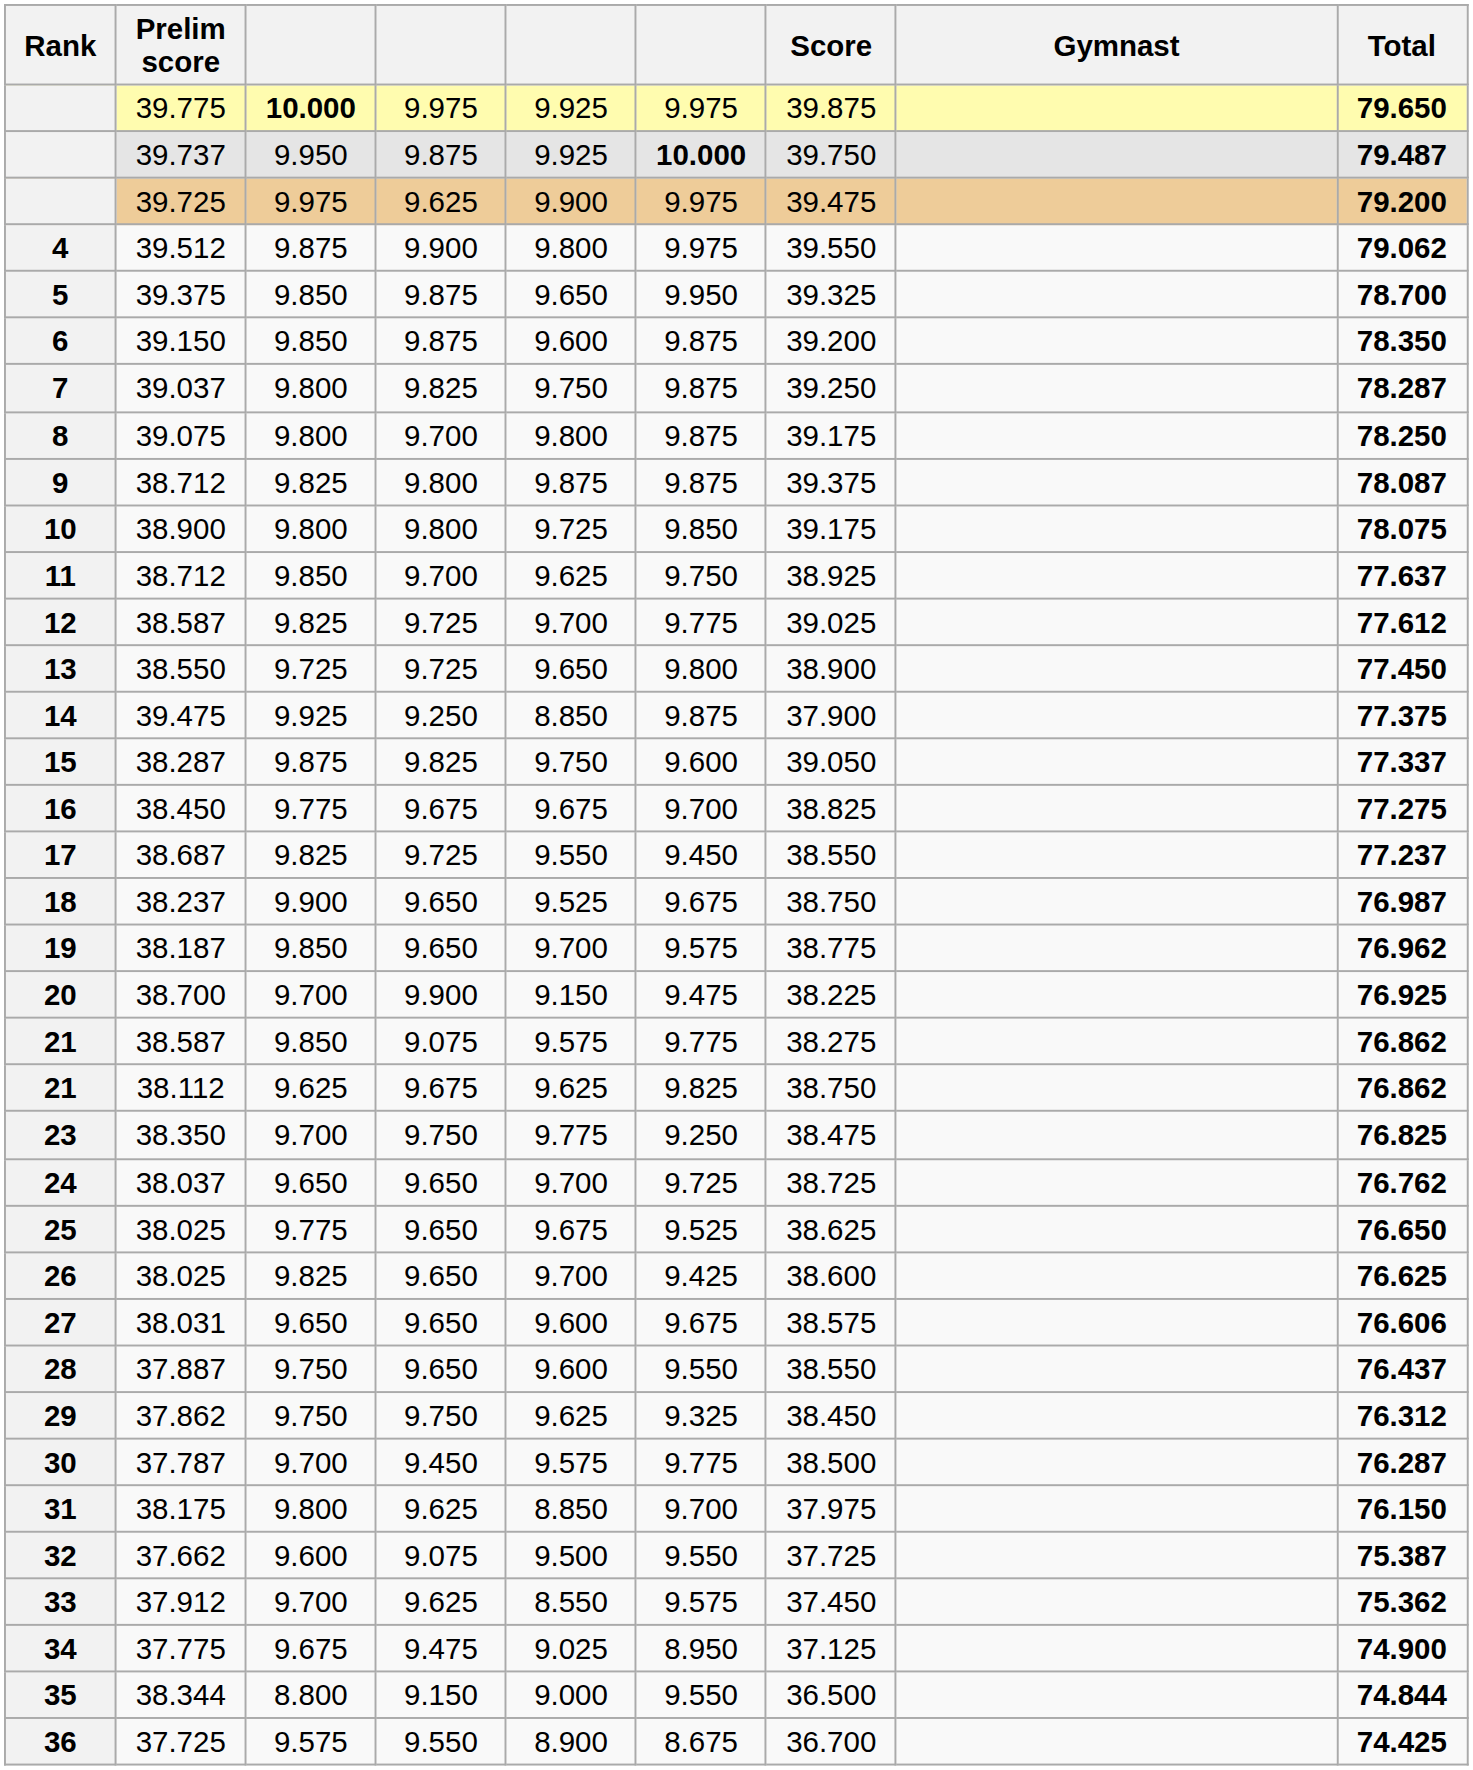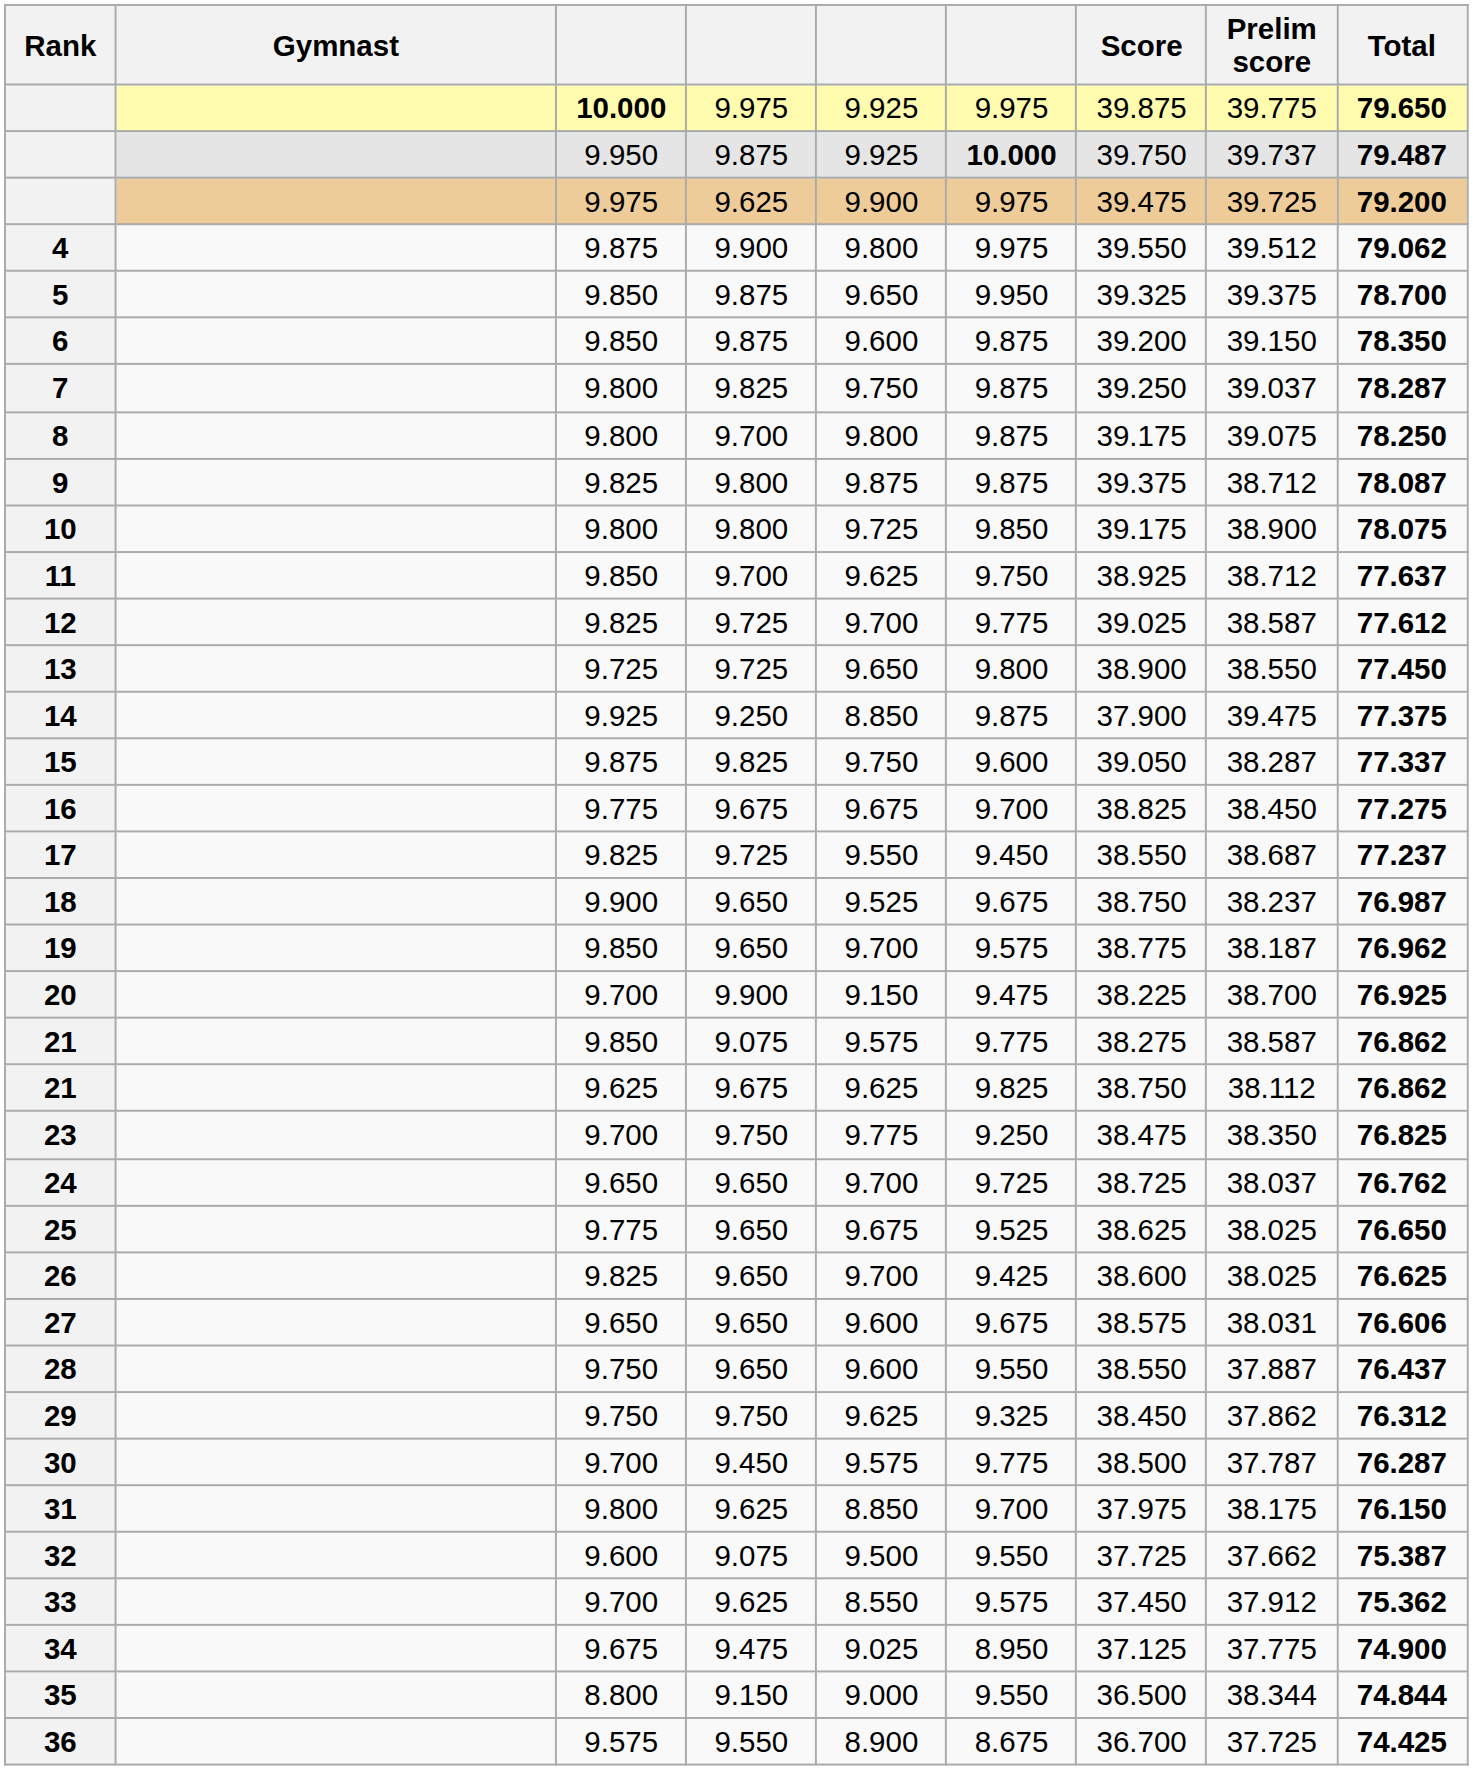columns swapped: (1117, 45) <-> (181, 45)
